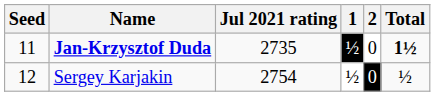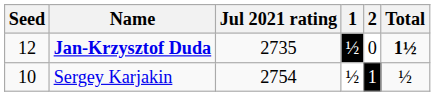(27, 47) 11 -> (27, 47) 12
(27, 76) 12 -> (27, 76) 10
(372, 76) 0 -> (372, 76) 1
